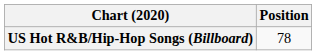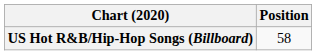(284, 38) 78 -> (284, 38) 58
